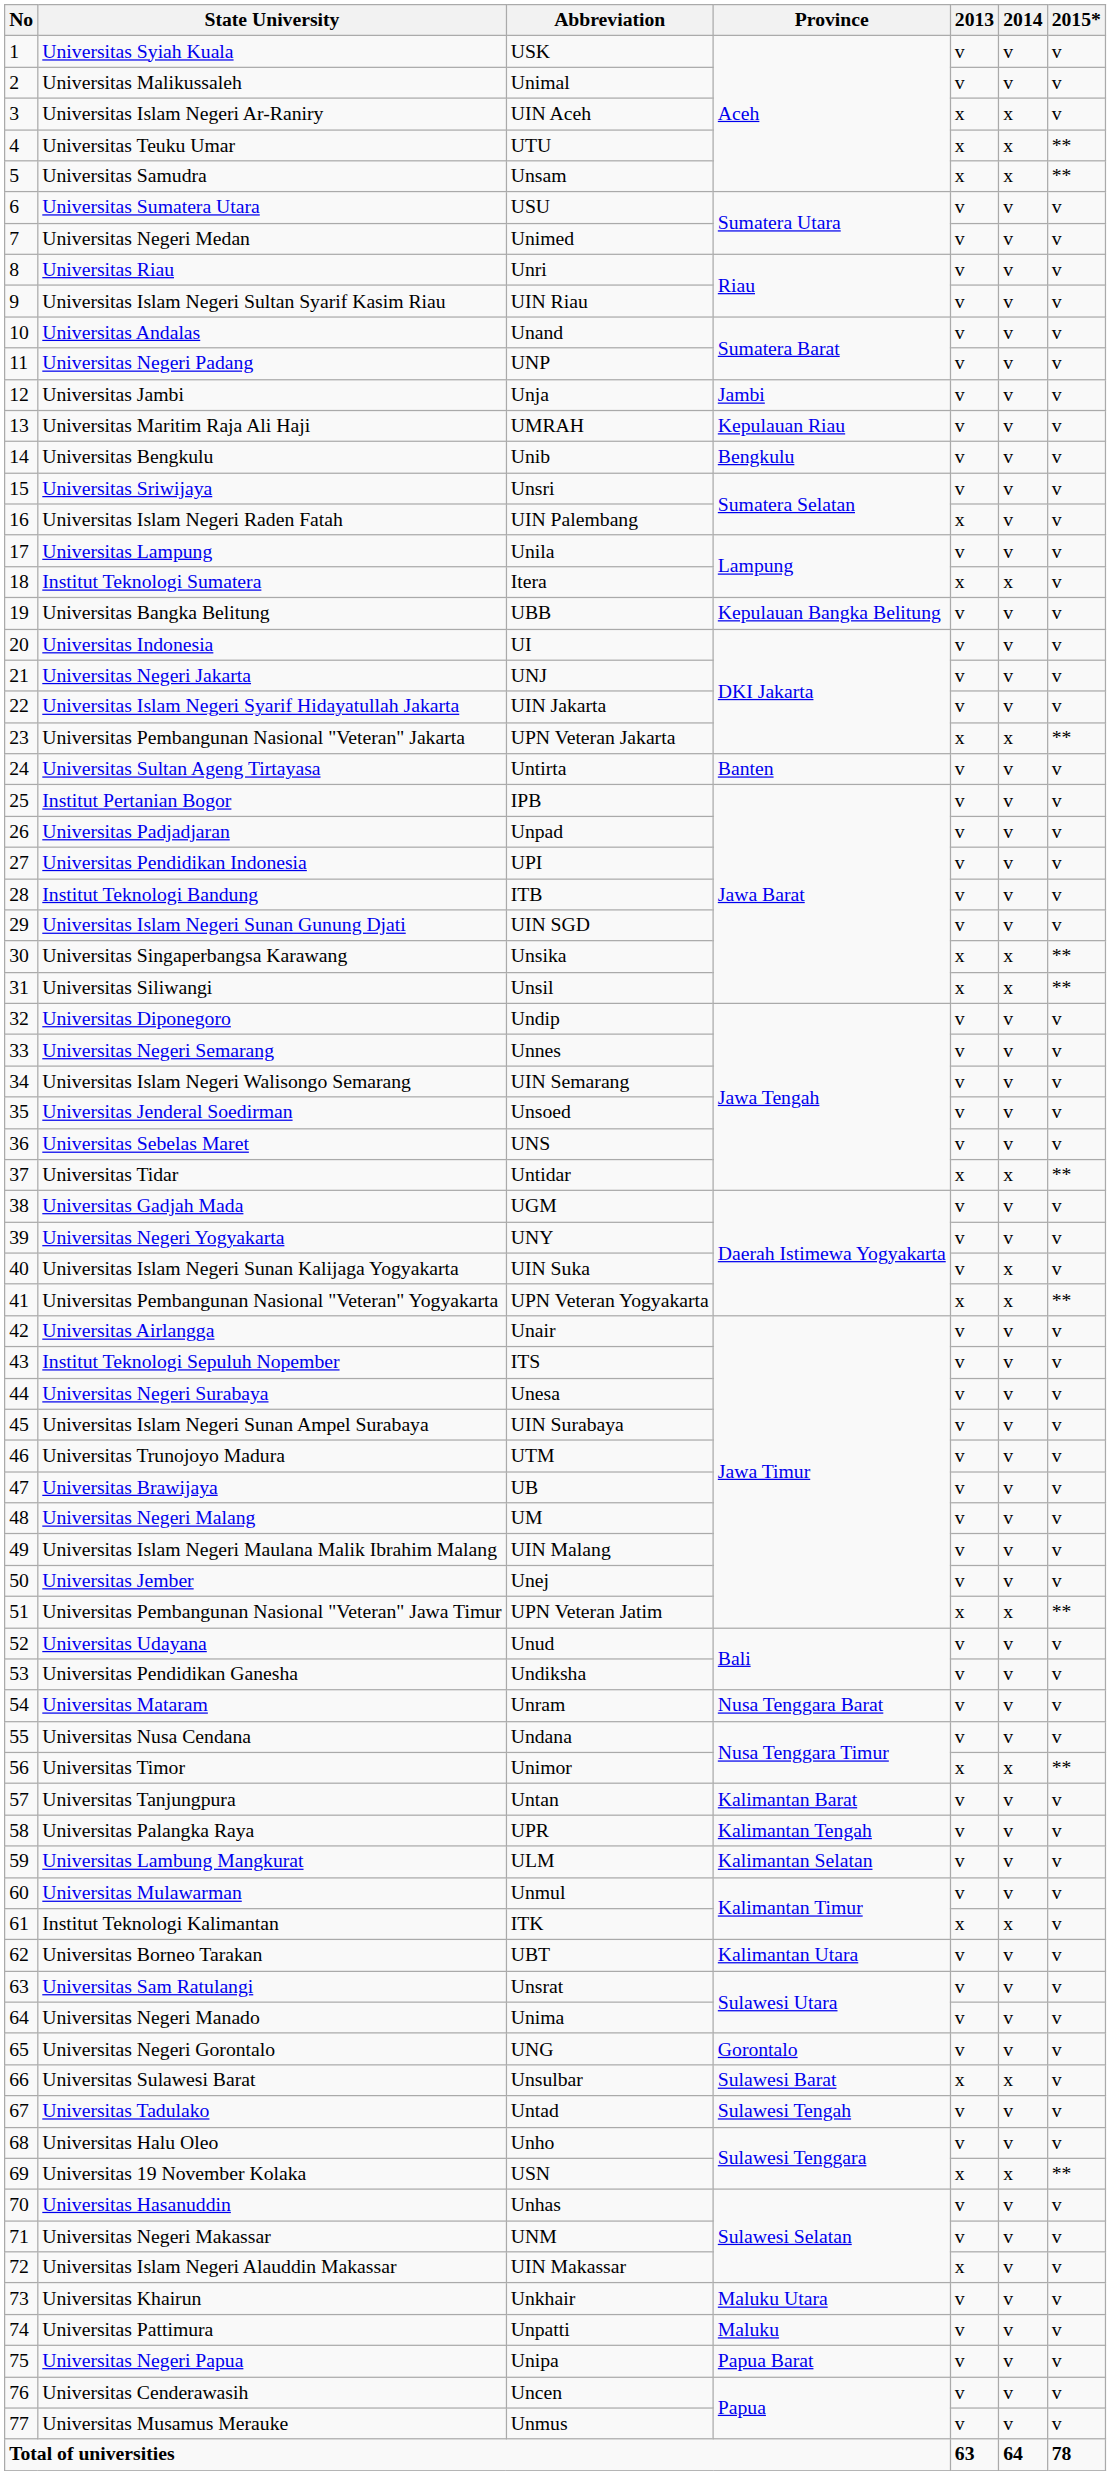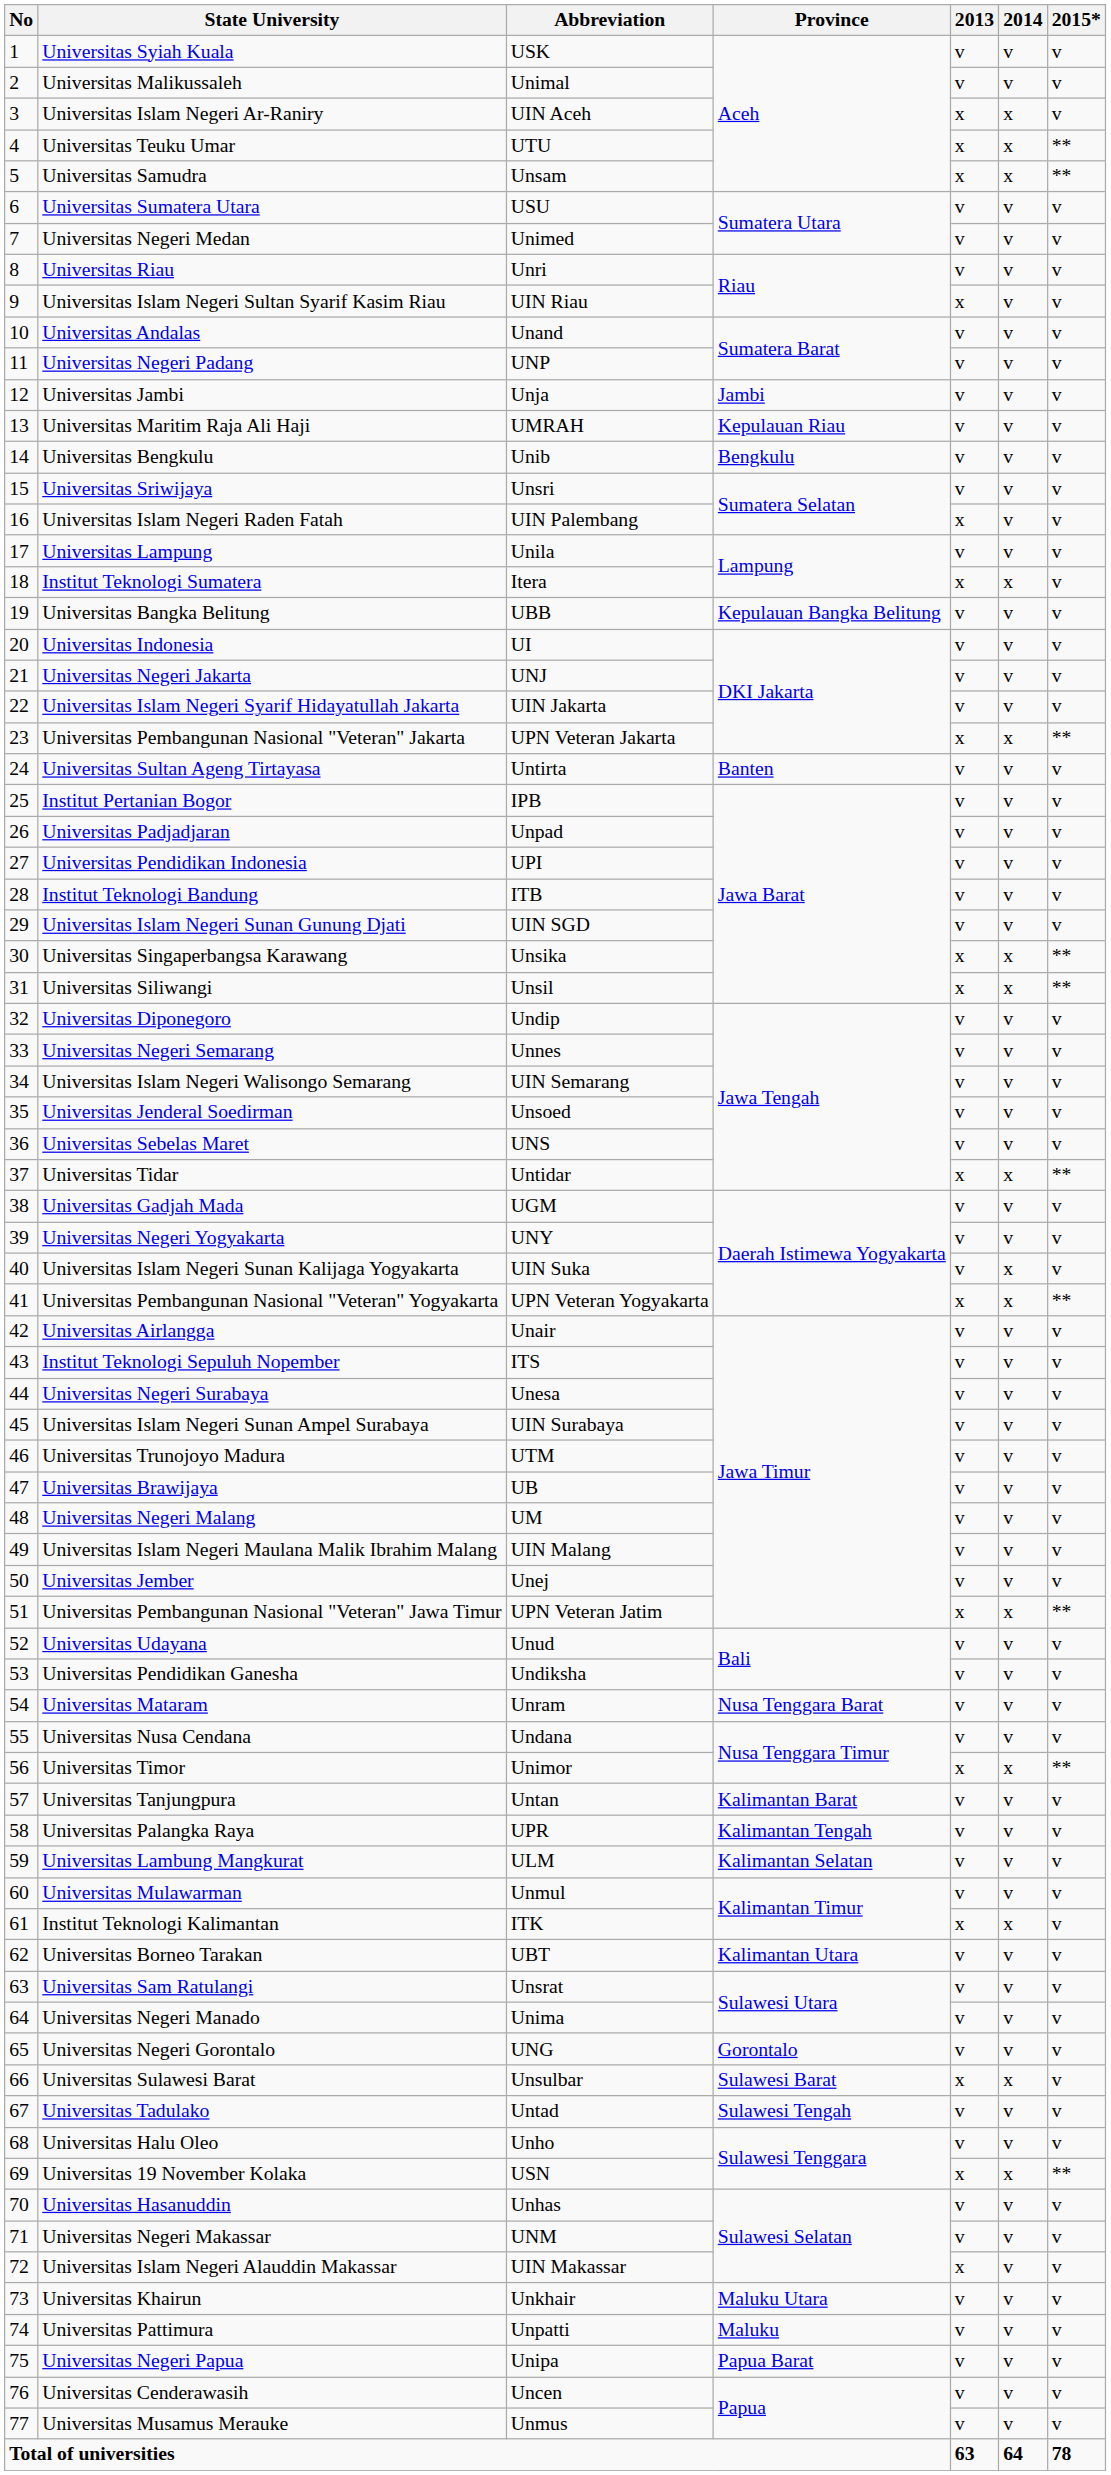(960, 301) v -> (960, 301) x
